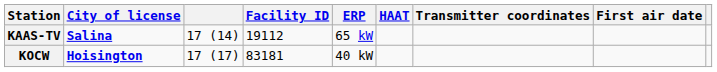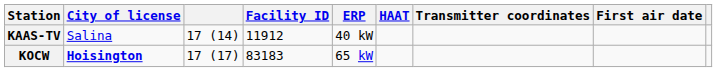(89, 35) bold -> (89, 35) normal
(265, 35) 19112 -> (265, 35) 11912
(354, 35) 65 kW -> (354, 35) 40 kW
(265, 56) 83181 -> (265, 56) 83183
(354, 56) 40 kW -> (354, 56) 65 kW
